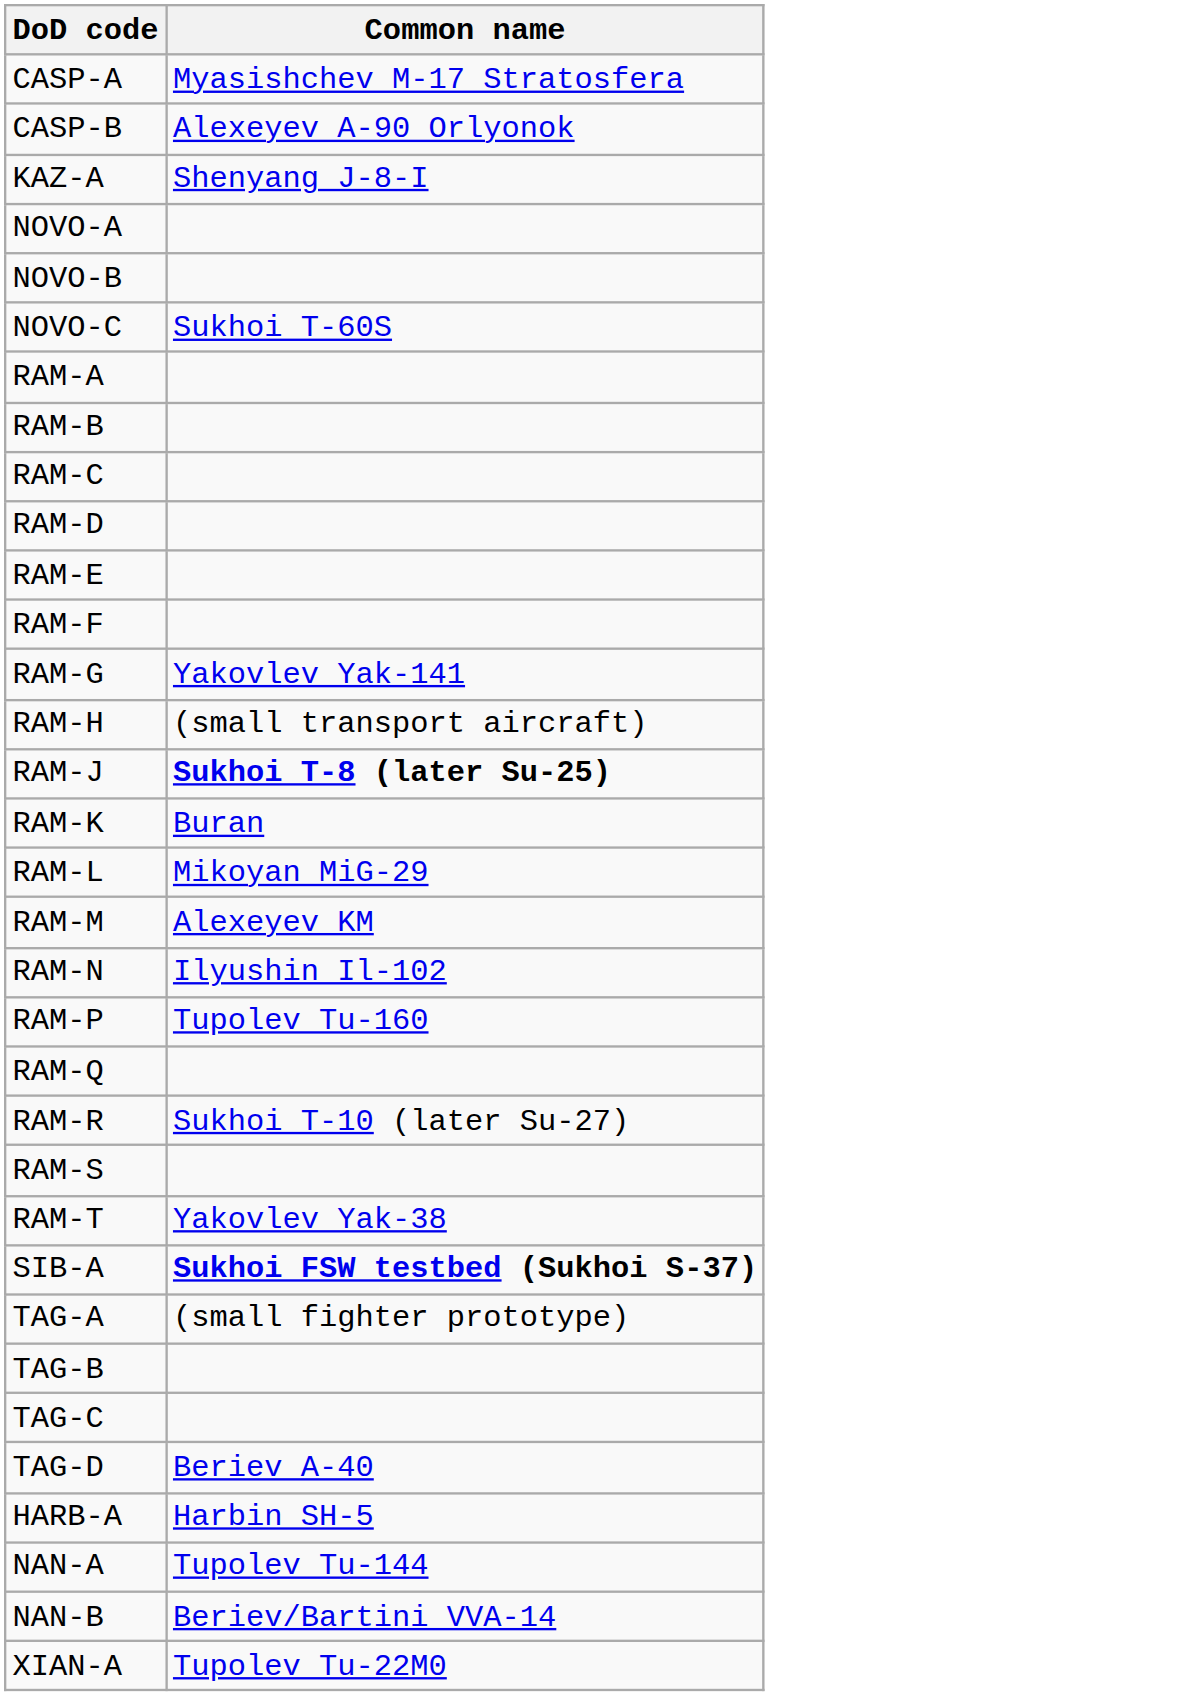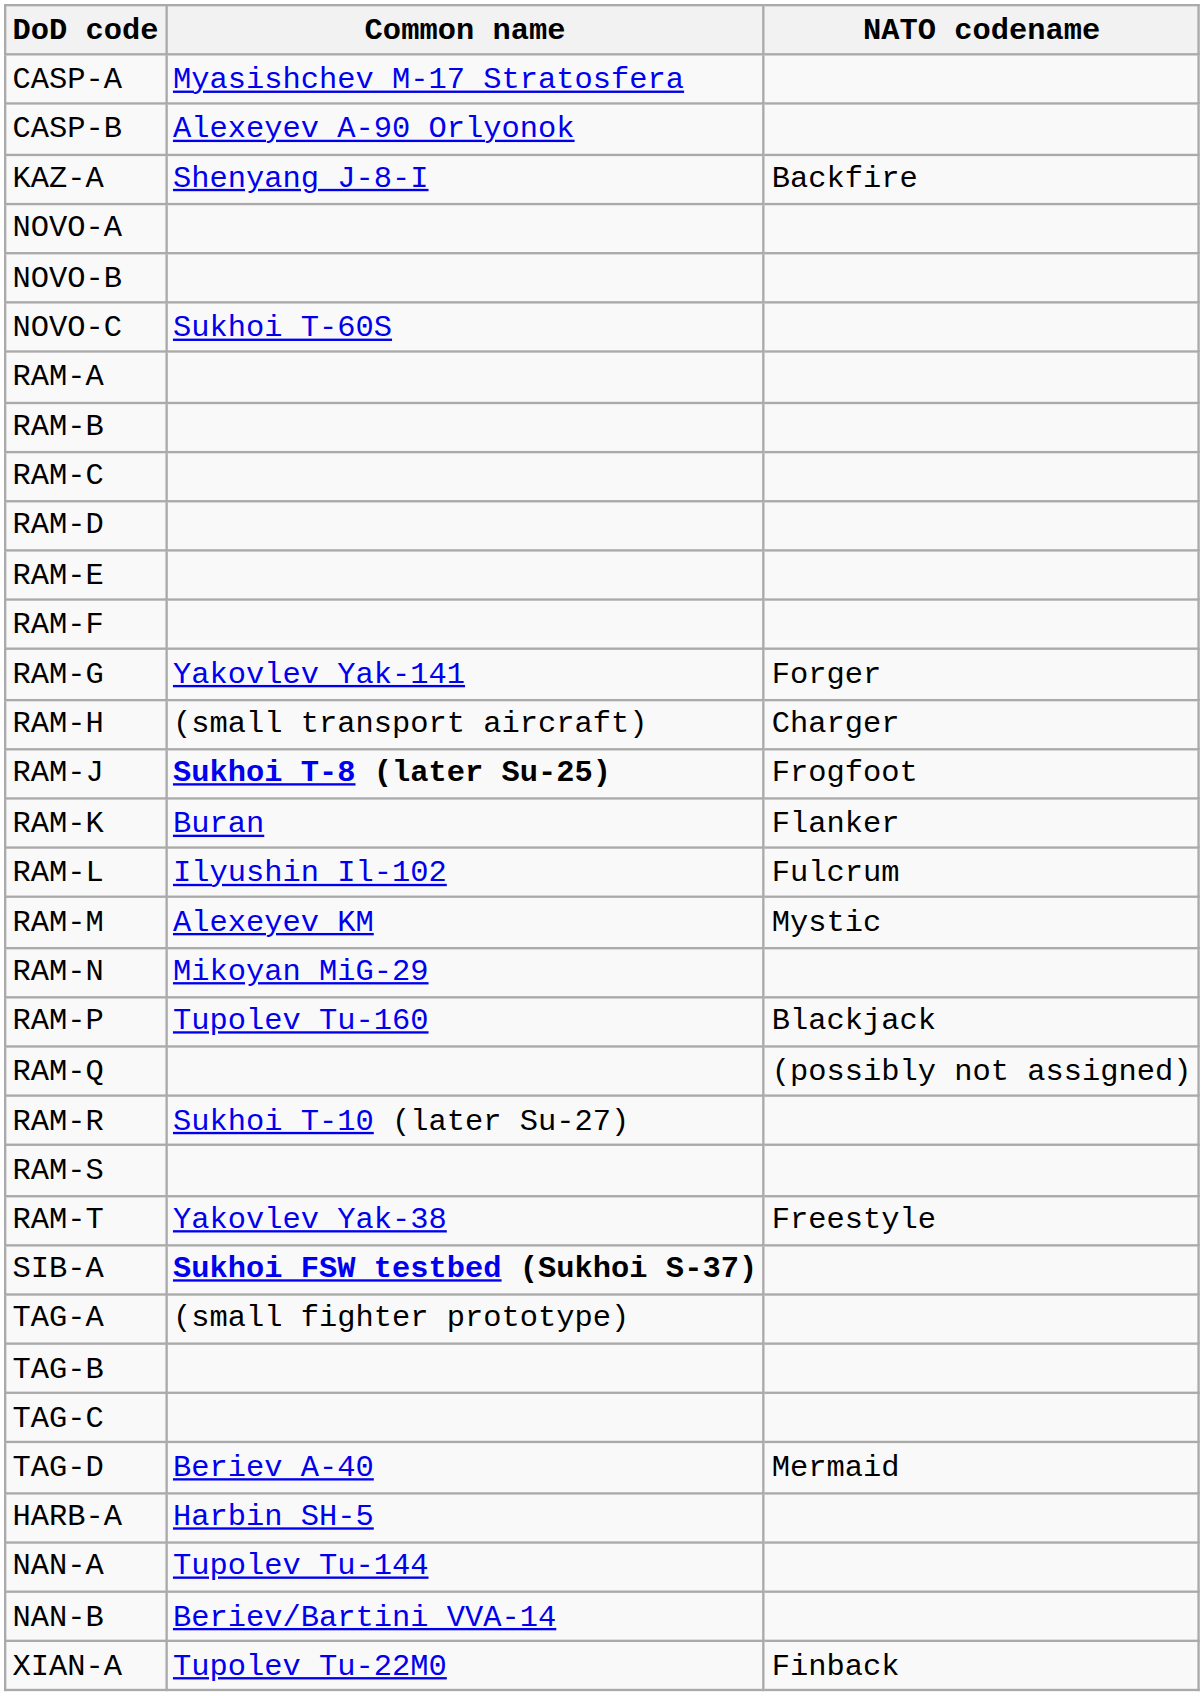+ column: (982, 30)
(301, 873) Mikoyan MiG-29 -> (310, 873) Ilyushin Il-102
(310, 972) Ilyushin Il-102 -> (301, 972) Mikoyan MiG-29
